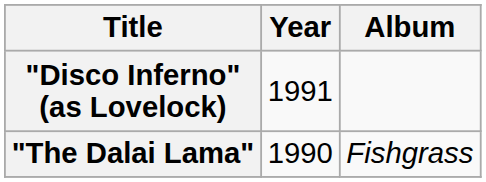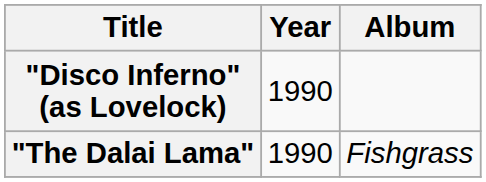(300, 90) 1991 -> (300, 90) 1990
